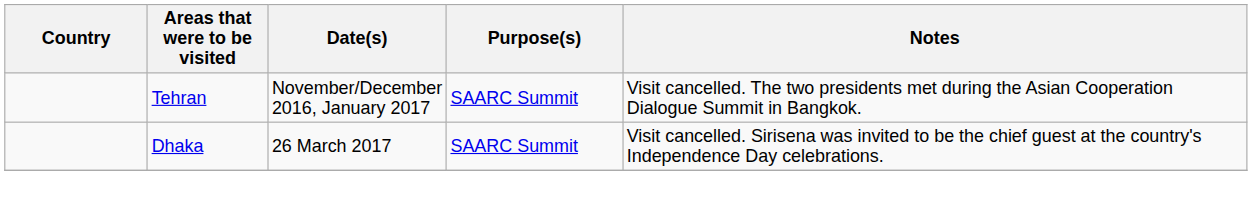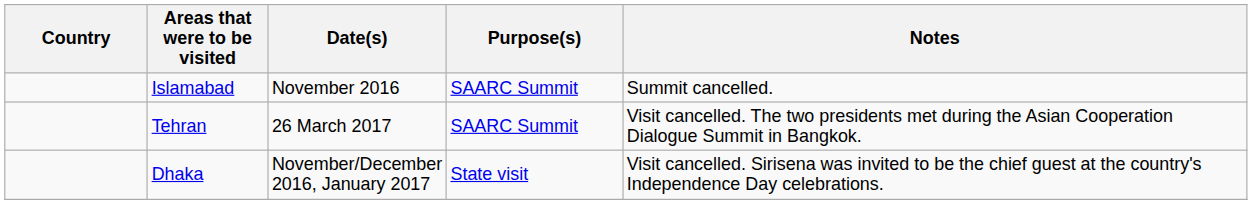+ row: (193, 87)
(357, 97) November/December 2016, January 2017 -> (332, 125) 26 March 2017
(332, 146) 26 March 2017 -> (357, 174) November/December 2016, January 2017
(514, 146) SAARC Summit -> (489, 174) State visit
